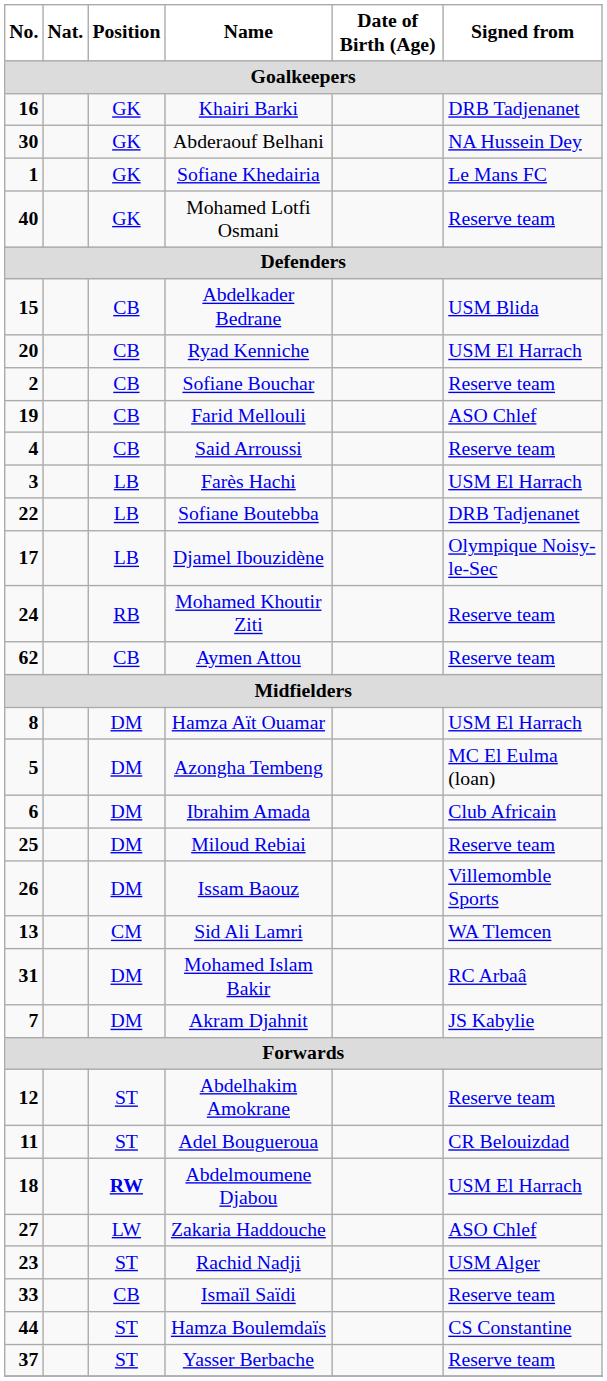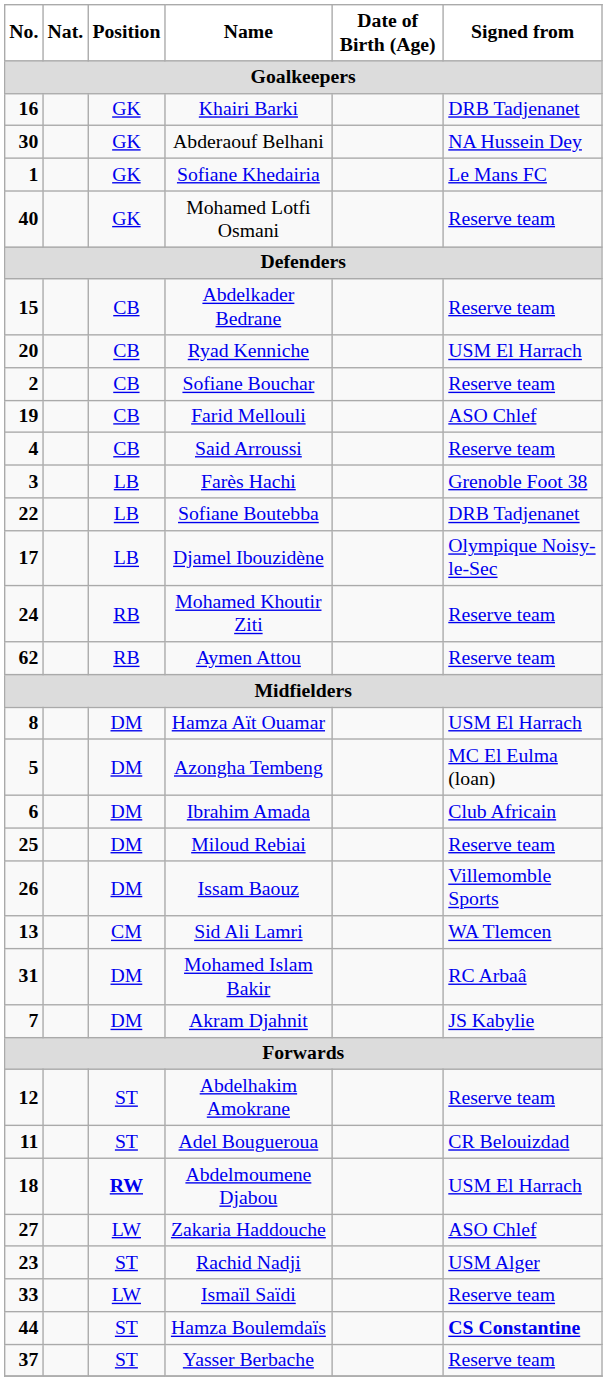(493, 307) USM Blida -> (502, 307) Reserve team
(515, 481) USM El Harrach -> (518, 481) Grenoble Foot 38
(126, 658) CB -> (126, 658) RB
(126, 1295) CB -> (126, 1295) LW
(510, 1327) normal -> (514, 1327) bold
